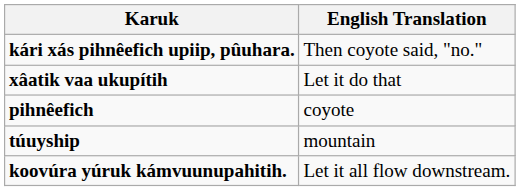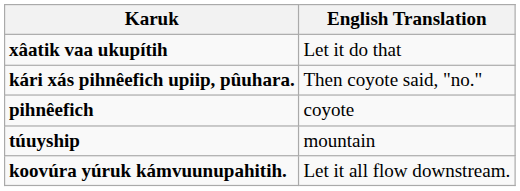rows swapped: (88, 79) <-> (152, 49)
